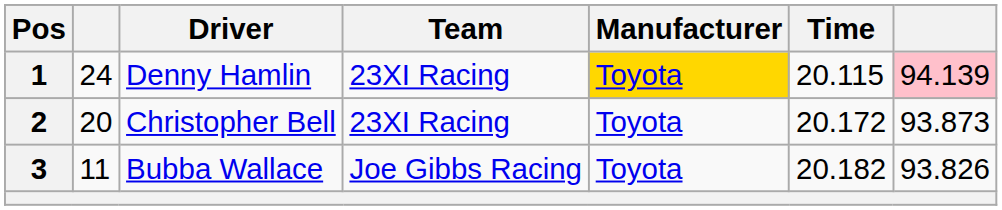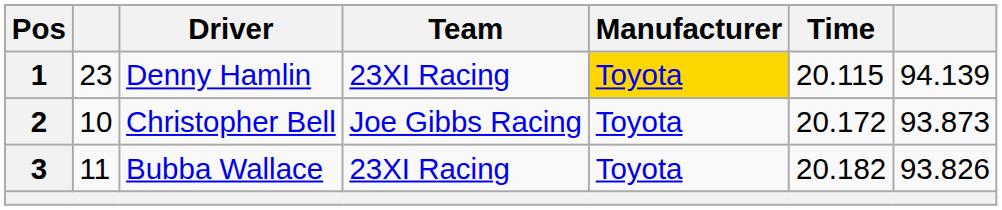(96, 75) 24 -> (96, 75) 23
(945, 75) pink background -> (945, 75) no background
(96, 122) 20 -> (96, 122) 10
(430, 122) 23XI Racing -> (466, 122) Joe Gibbs Racing
(466, 169) Joe Gibbs Racing -> (430, 169) 23XI Racing
